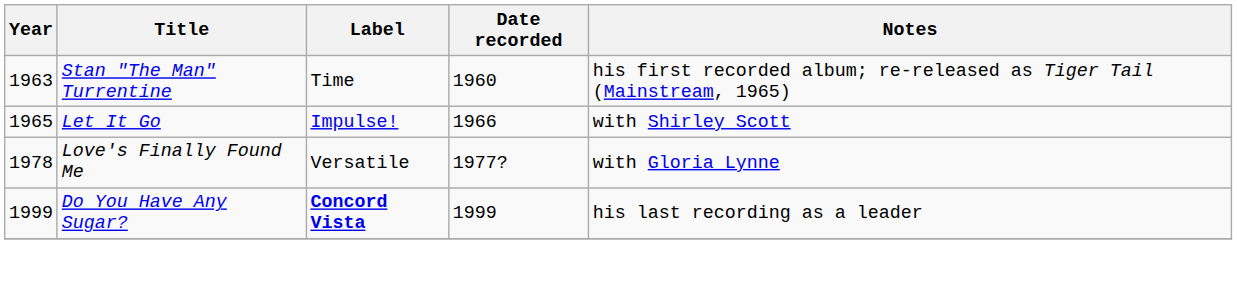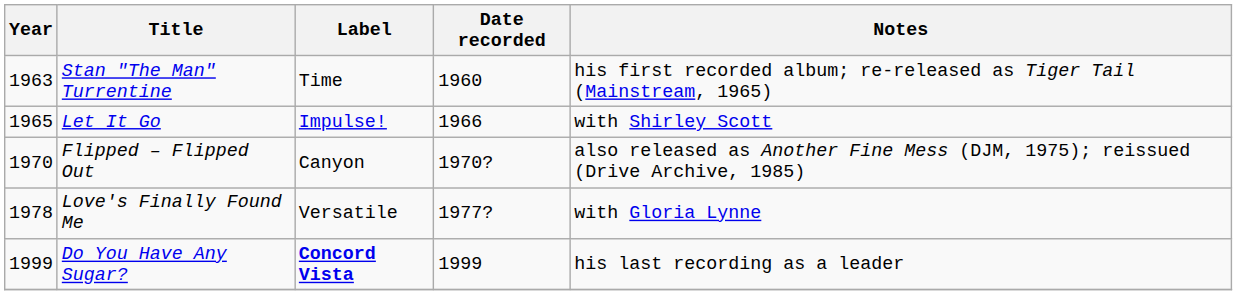+ row: (155, 162)
